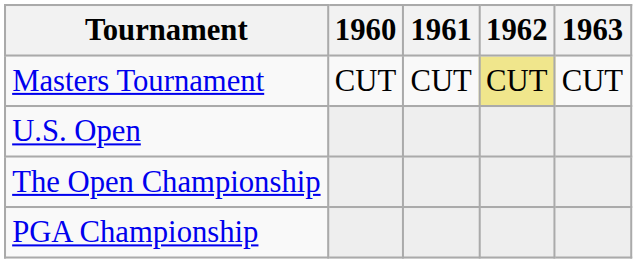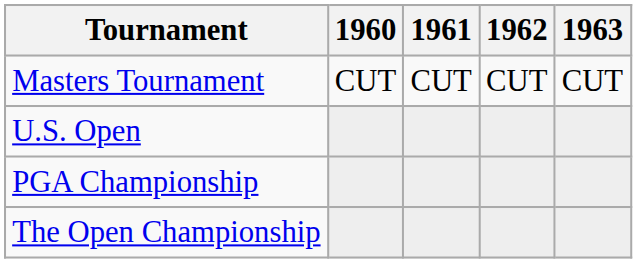(517, 80) khaki background -> (517, 80) no background
rows swapped: (166, 181) <-> (135, 232)
